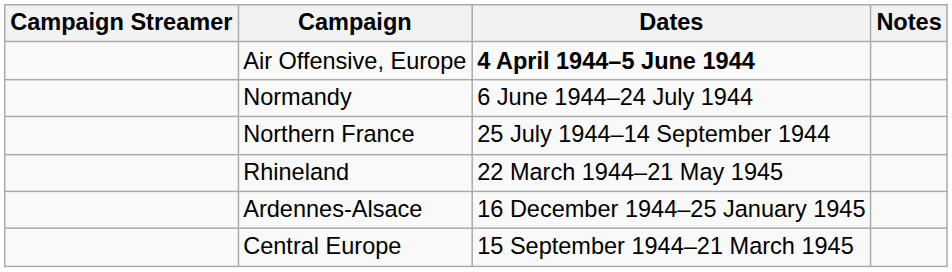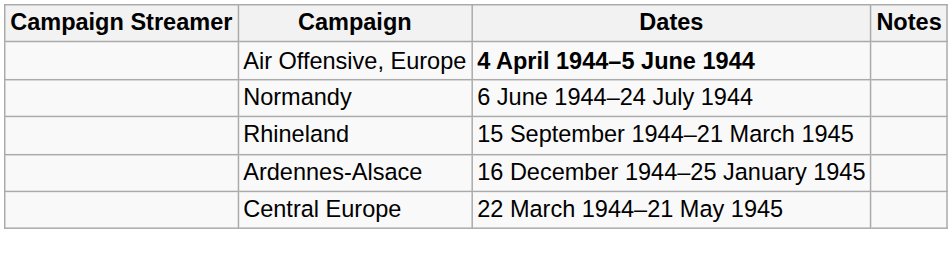- row: (329, 135)
(630, 172) 22 March 1944–21 May 1945 -> (665, 135) 15 September 1944–21 March 1945
(665, 246) 15 September 1944–21 March 1945 -> (630, 209) 22 March 1944–21 May 1945
